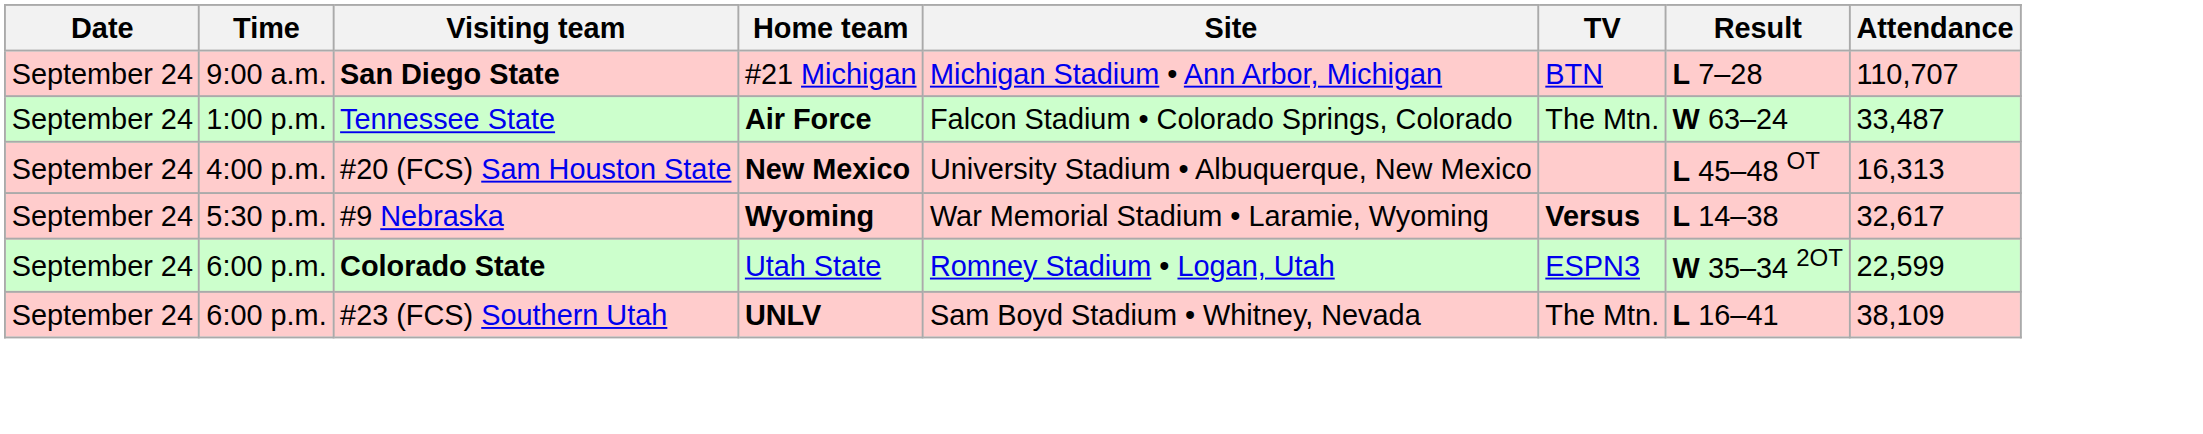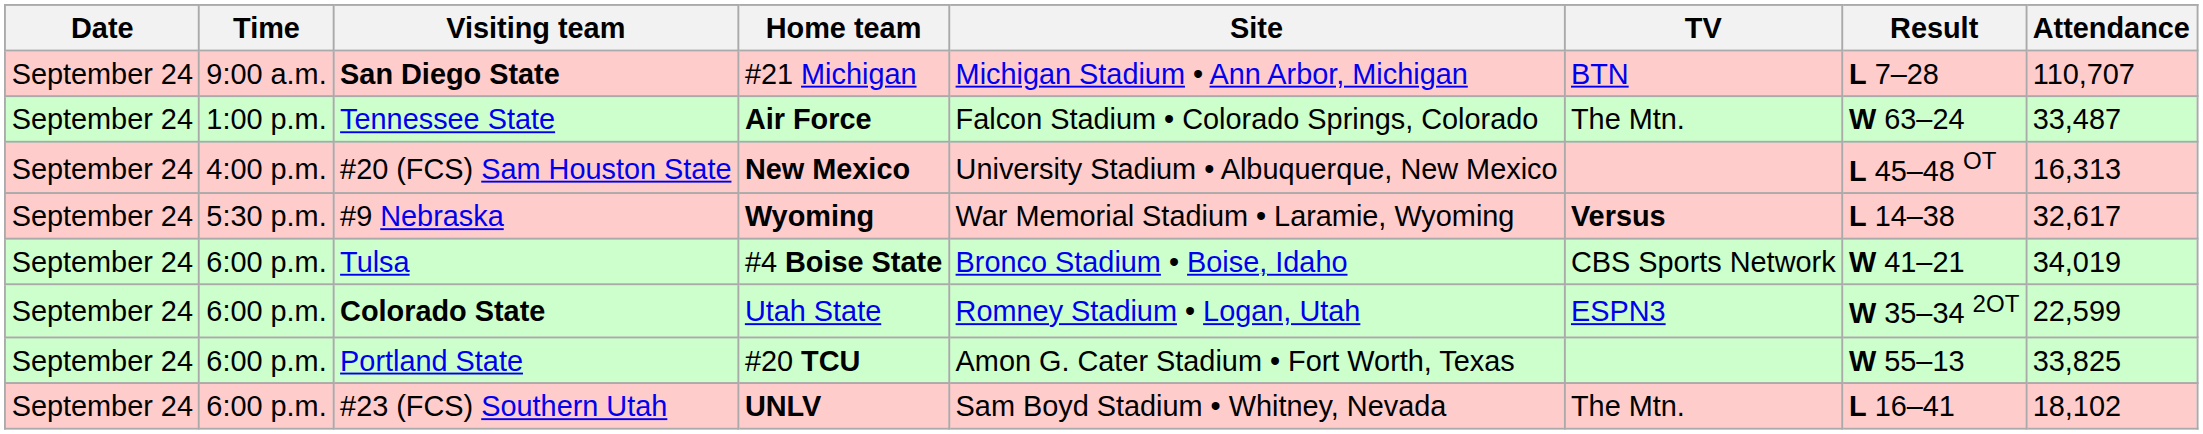+ row: (375, 262)
+ row: (432, 360)
(1901, 314) 38,109 -> (2077, 405) 18,102
